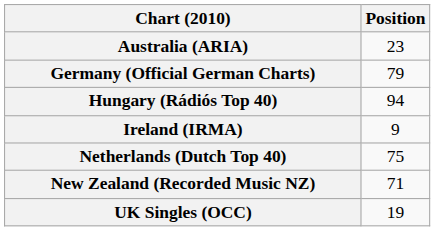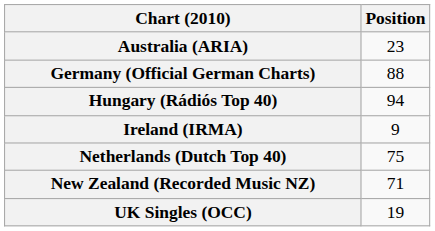(395, 73) 79 -> (395, 73) 88
